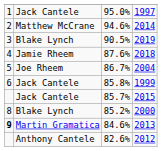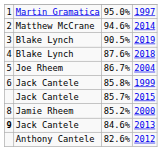(47, 11) Jack Cantele -> (58, 11) Martin Gramatica
(45, 54) Jamie Rheem -> (45, 54) Blake Lynch
(45, 111) Blake Lynch -> (45, 111) Jamie Rheem
(58, 125) Martin Gramatica -> (47, 125) Jack Cantele
